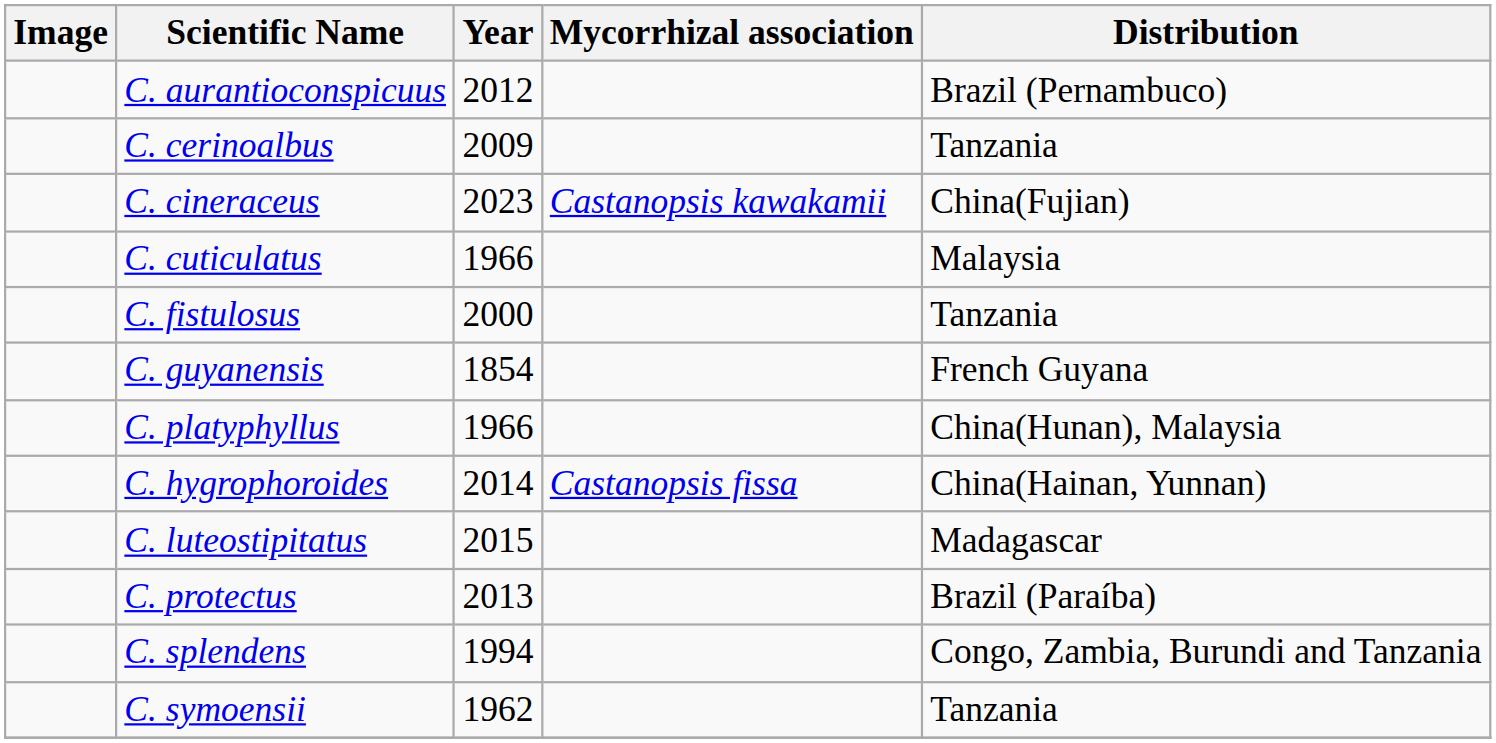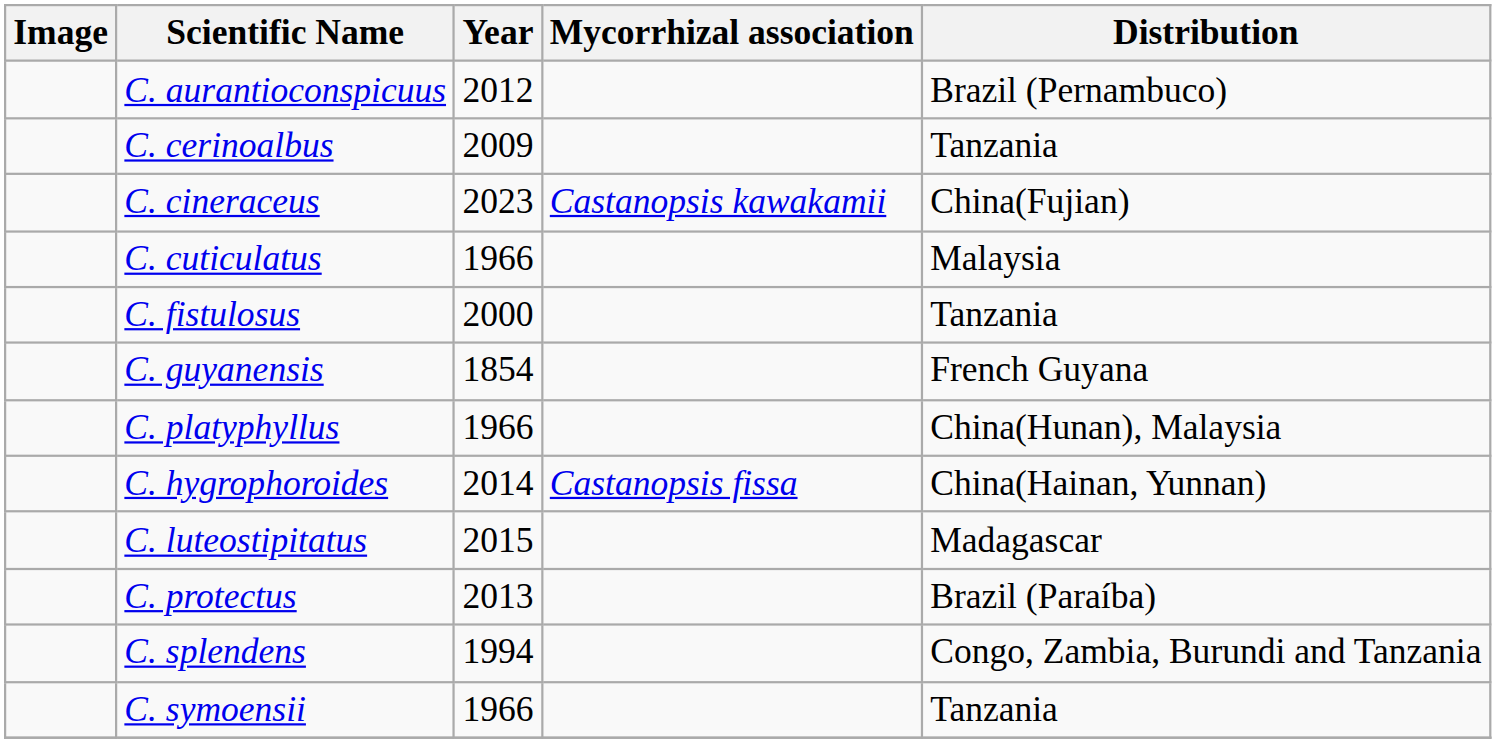(498, 708) 1962 -> (498, 708) 1966
